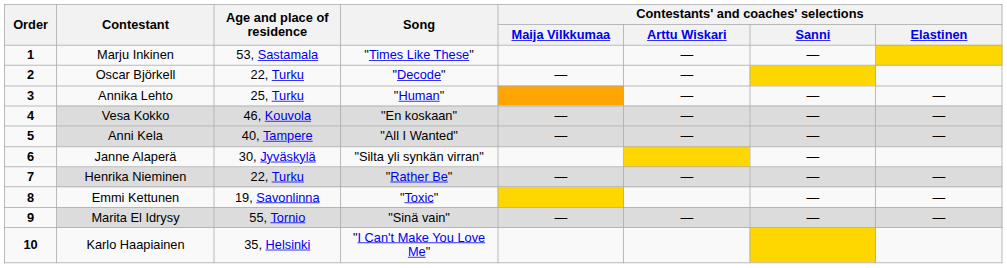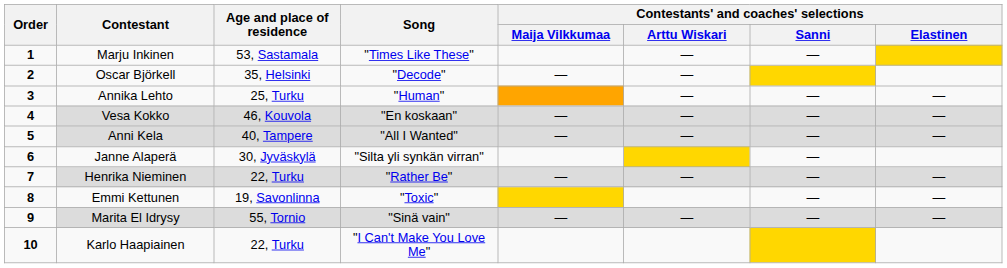(277, 75) 22, Turku -> (277, 75) 35, Helsinki
(277, 245) 35, Helsinki -> (277, 245) 22, Turku
